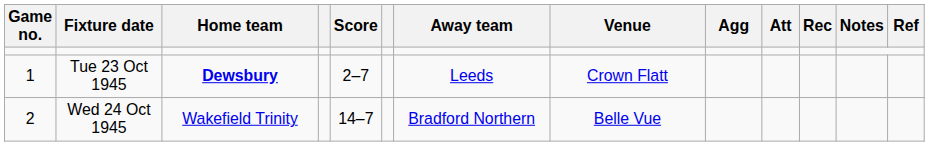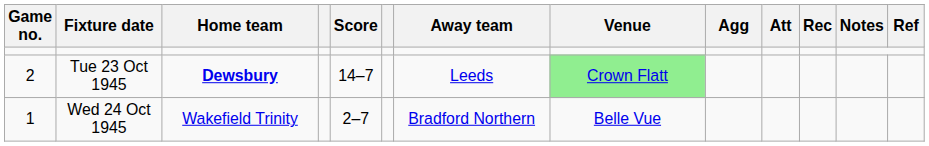(30, 76) 1 -> (30, 76) 2
(356, 76) 2–7 -> (356, 76) 14–7
(627, 76) no background -> (627, 76) lightgreen background
(30, 119) 2 -> (30, 119) 1
(356, 119) 14–7 -> (356, 119) 2–7
